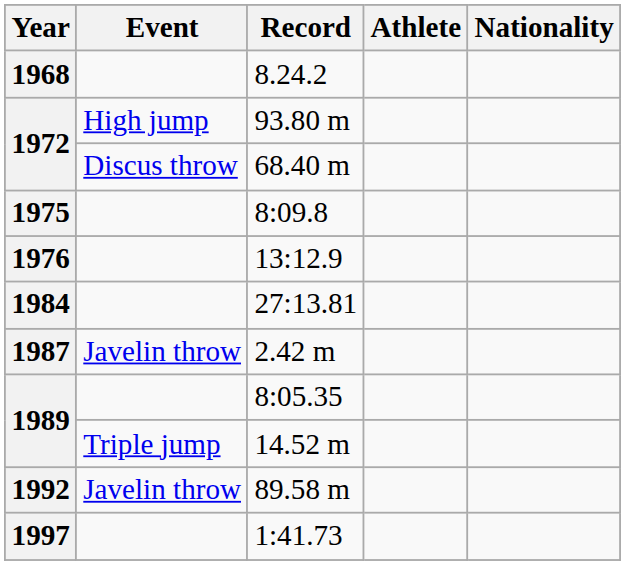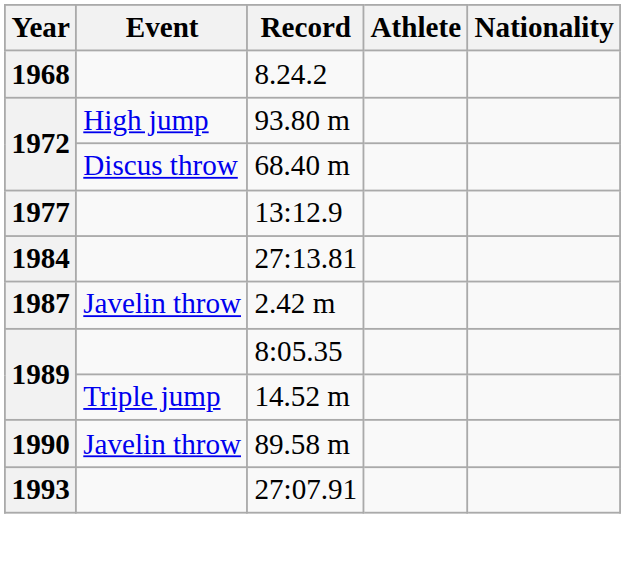- row: (291, 212)
(41, 258) 1976 -> (41, 212) 1977
(41, 489) 1992 -> (41, 443) 1990
+ row: (306, 489)
- row: (299, 535)
